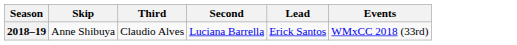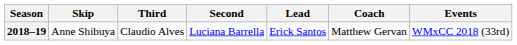+ column: (369, 13)
